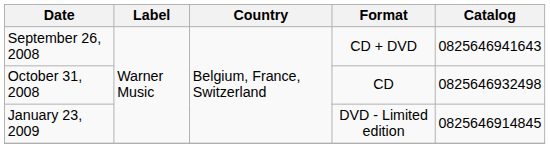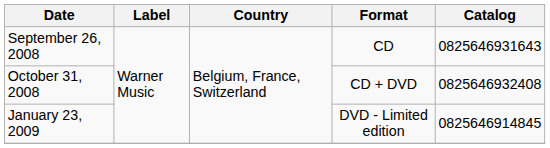(384, 46) CD + DVD -> (384, 46) CD
(490, 46) 0825646941643 -> (490, 46) 0825646931643
(384, 84) CD -> (384, 84) CD + DVD
(490, 84) 0825646932498 -> (490, 84) 0825646932408
